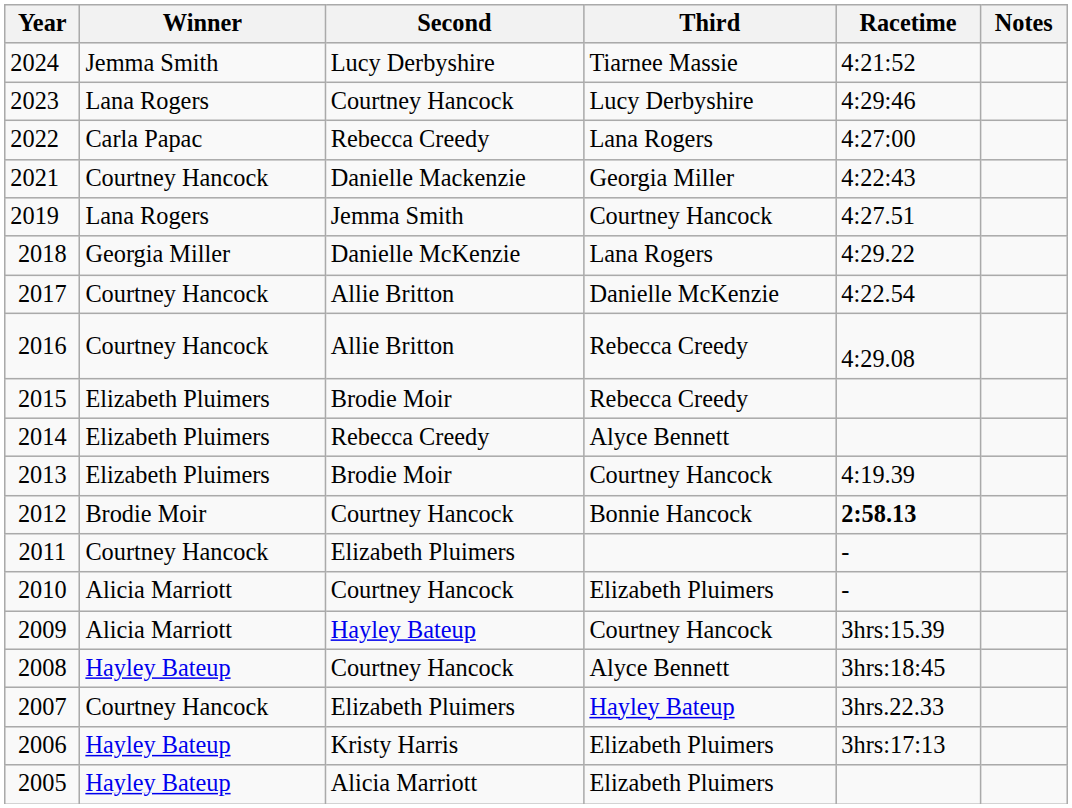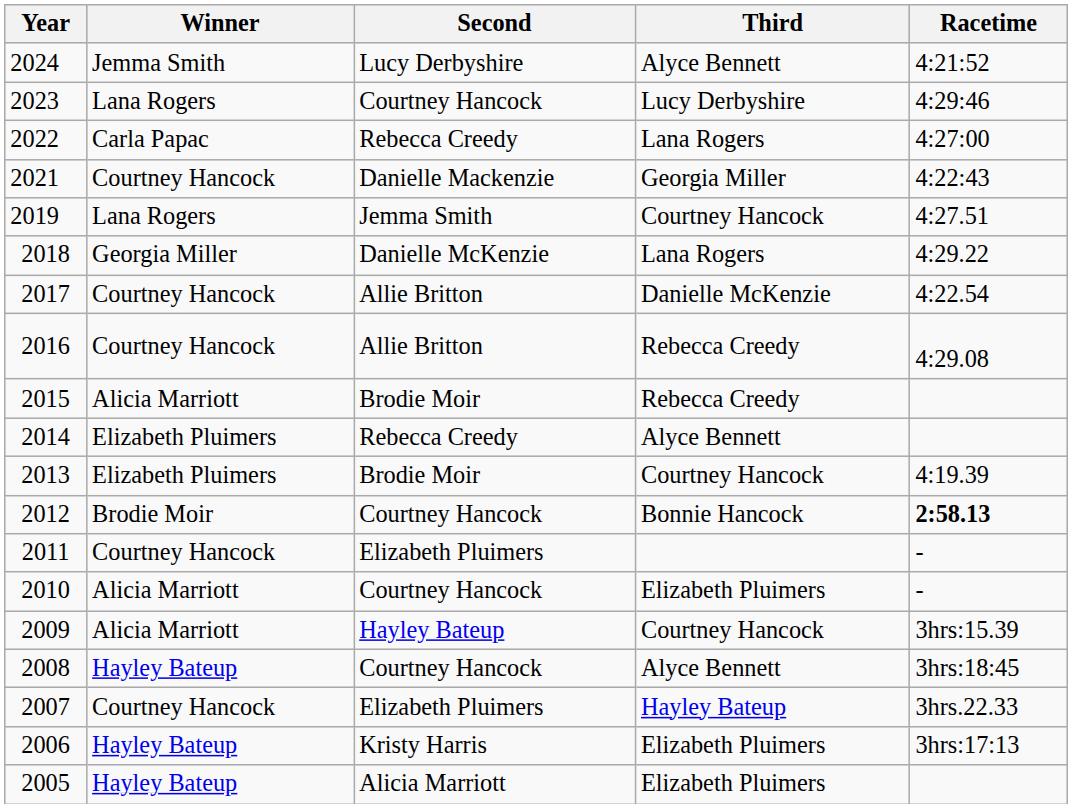- column: (1024, 23)
(664, 62) Tiarnee Massie -> (711, 62) Alyce Bennett
(178, 398) Elizabeth Pluimers -> (165, 398) Alicia Marriott
